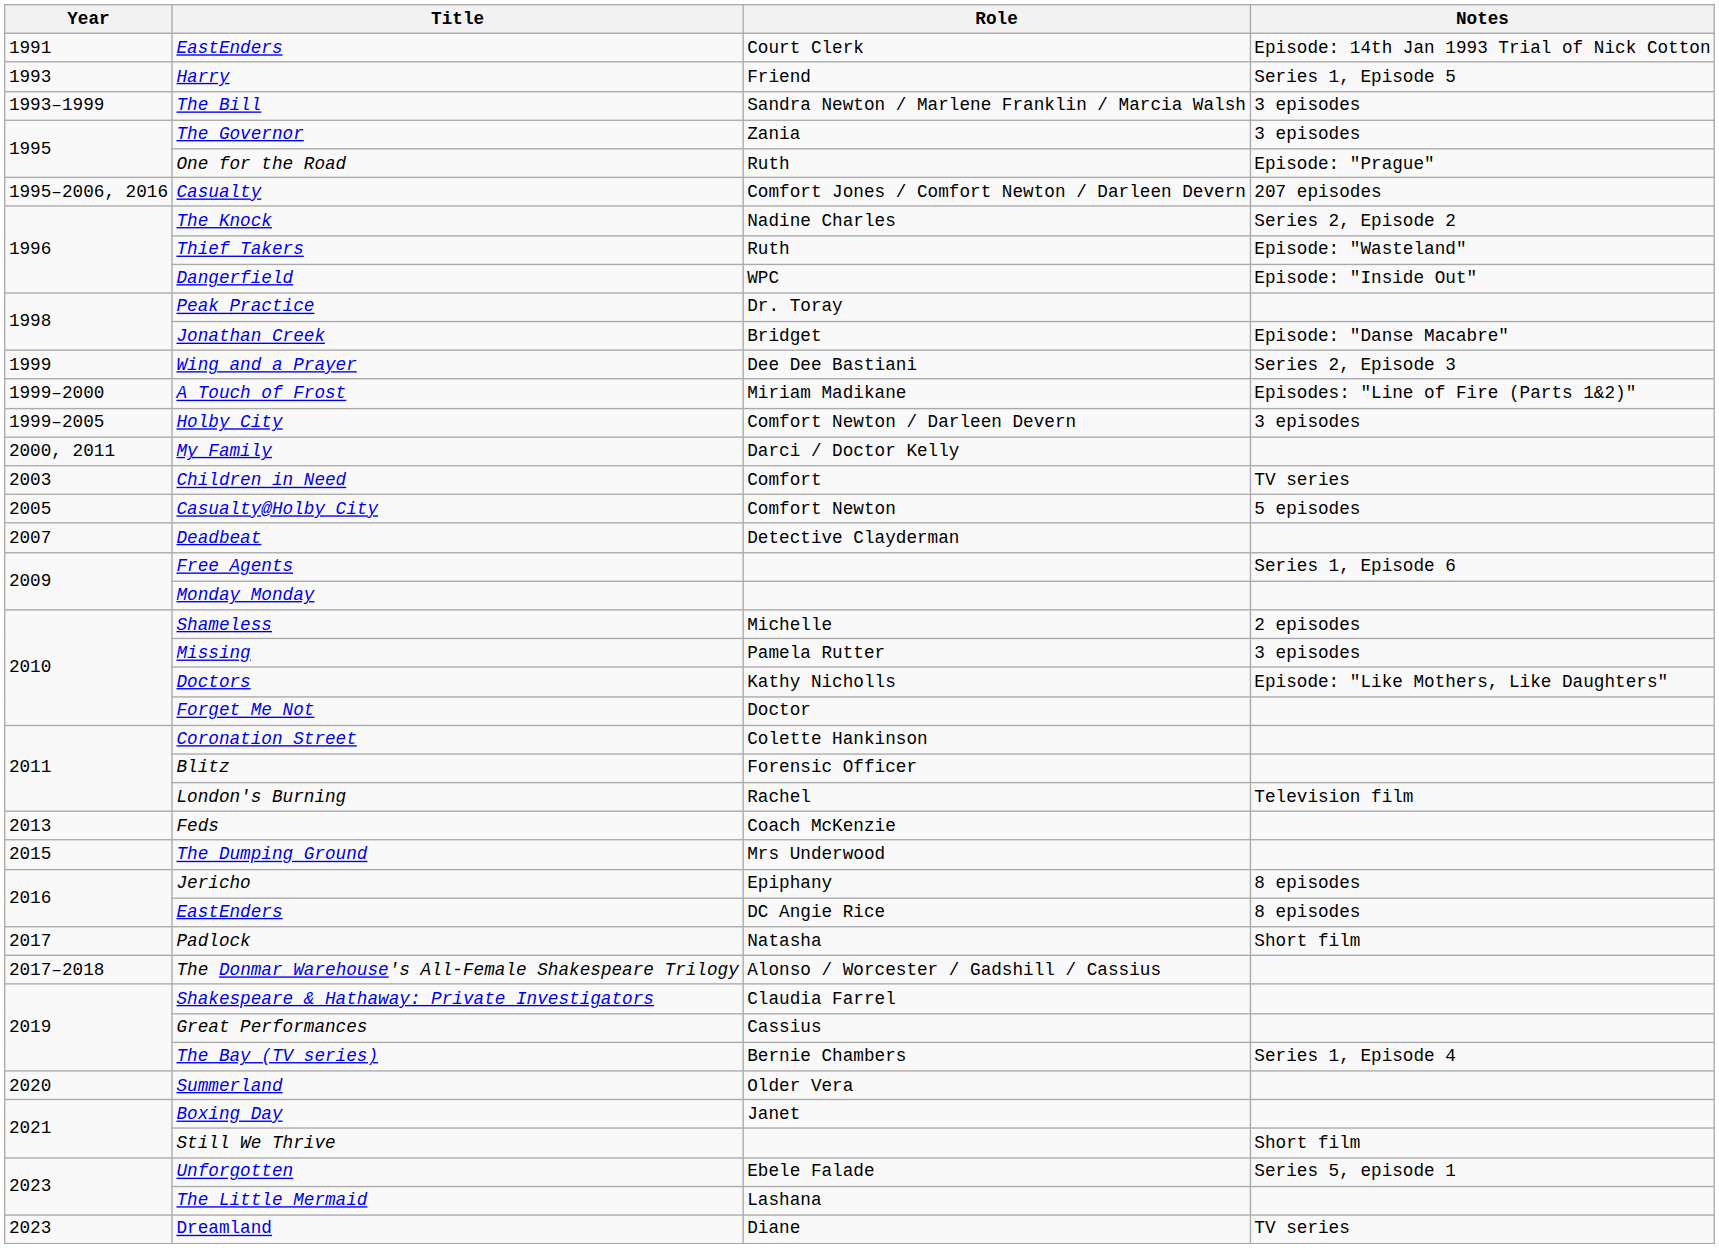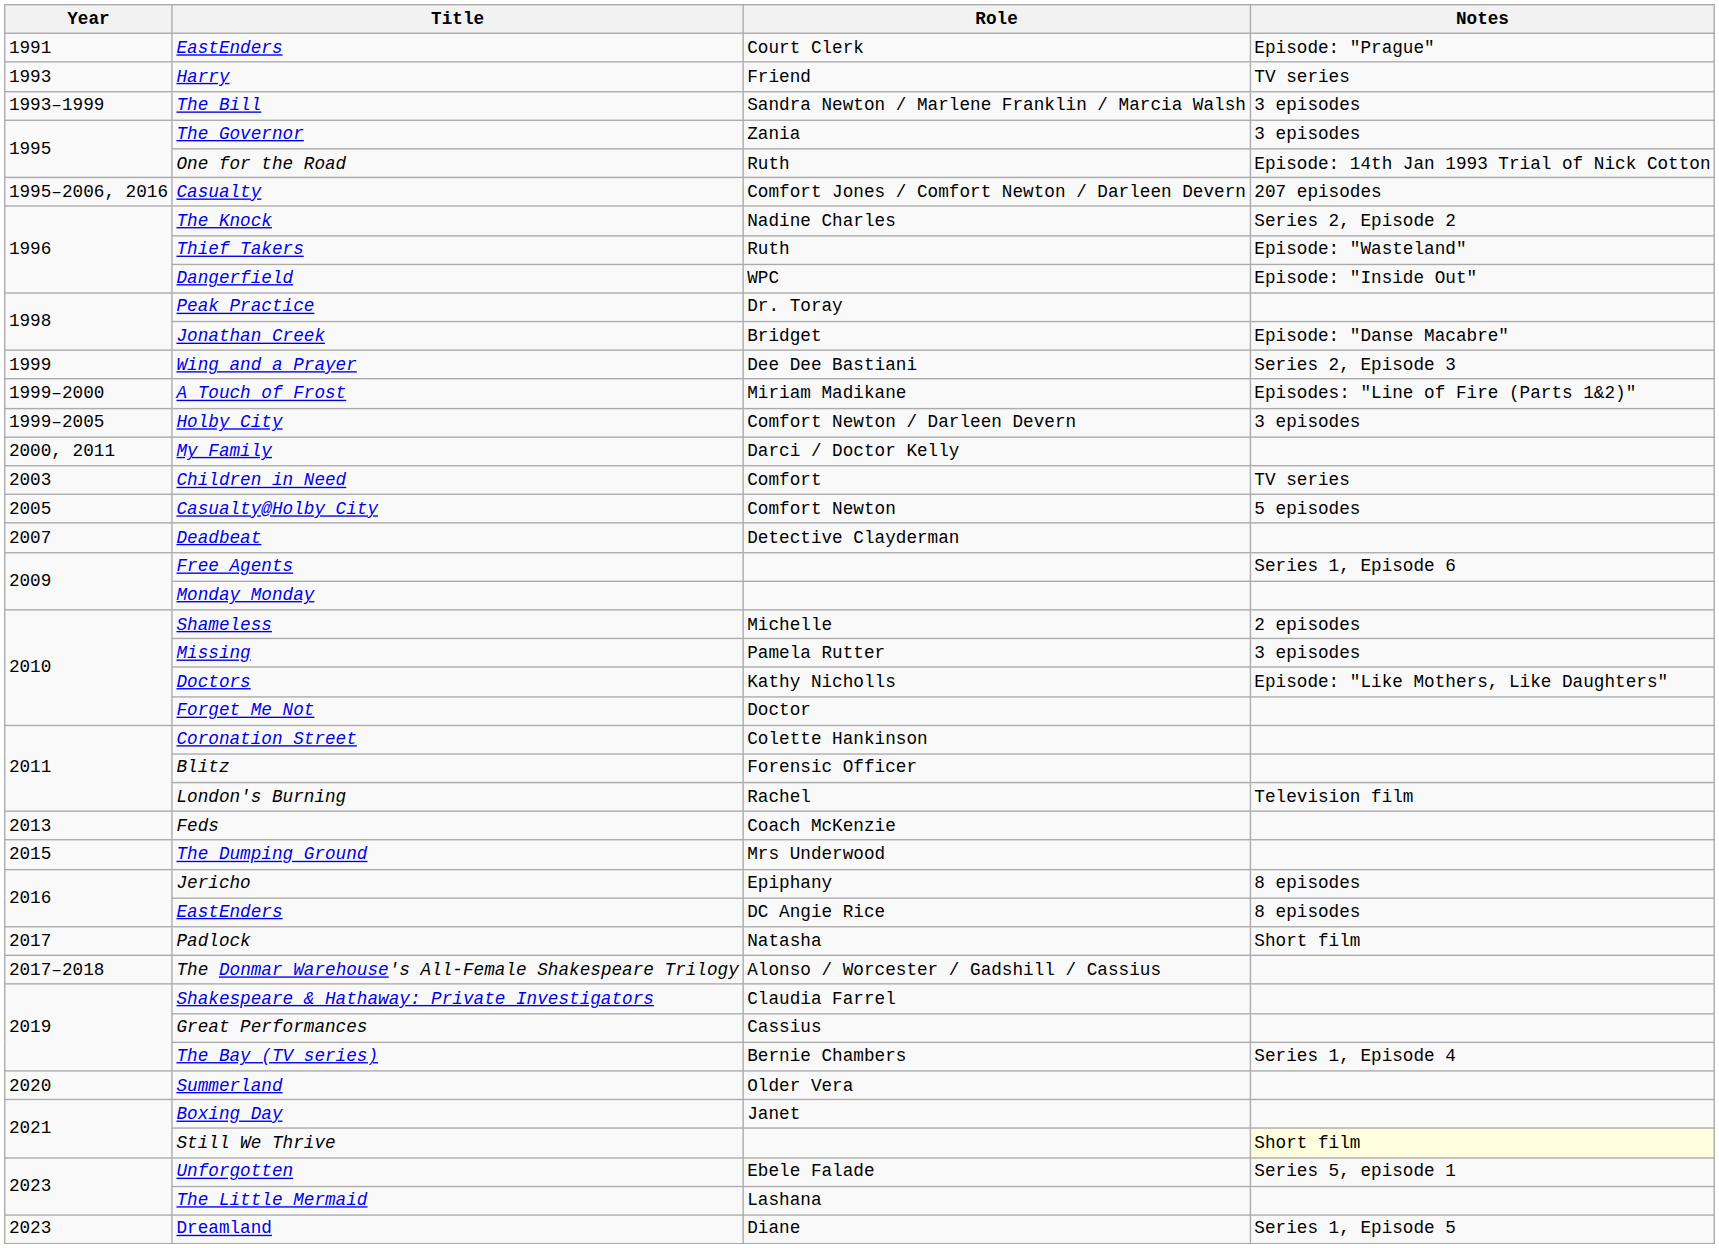(1482, 48) Episode: 14th Jan 1993 Trial of Nick Cotton -> (1345, 48) Episode: "Prague"
(1355, 77) Series 1, Episode 5 -> (1302, 77) TV series
(1345, 163) Episode: "Prague" -> (1482, 163) Episode: 14th Jan 1993 Trial of Nick Cotton
(1307, 1143) no background -> (1307, 1143) lightyellow background
(1302, 1229) TV series -> (1355, 1229) Series 1, Episode 5
